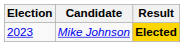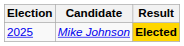(20, 32) 2023 -> (20, 32) 2025
